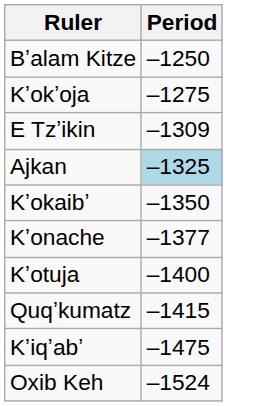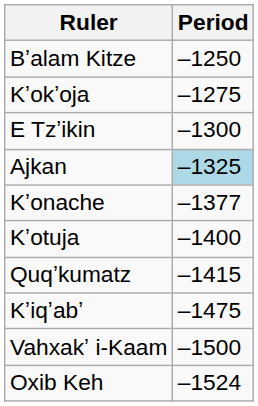(178, 130) –1309 -> (209, 130) –1300
- row: (50, 202)
+ row: (89, 346)
